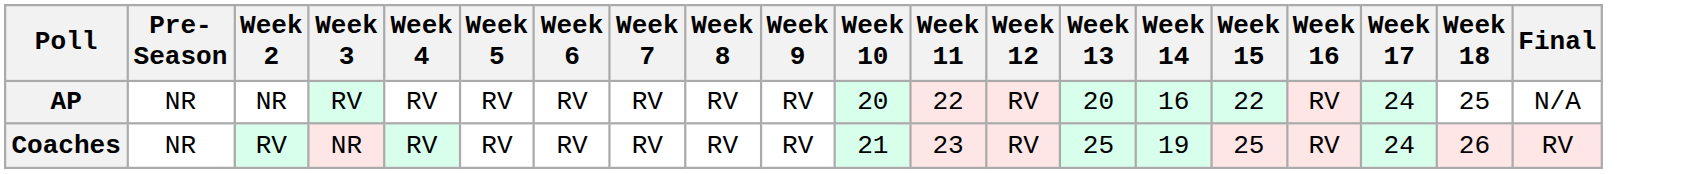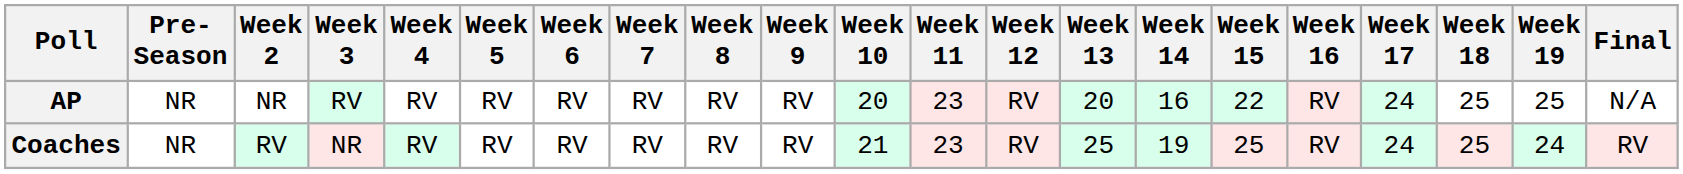+ column: (1550, 42)
(948, 102) 22 -> (948, 102) 23
(1474, 146) 26 -> (1474, 146) 25
